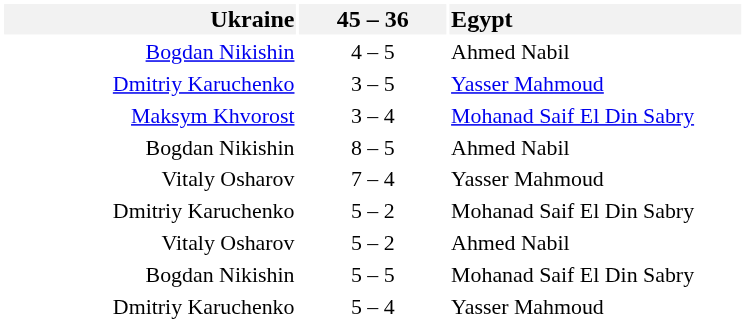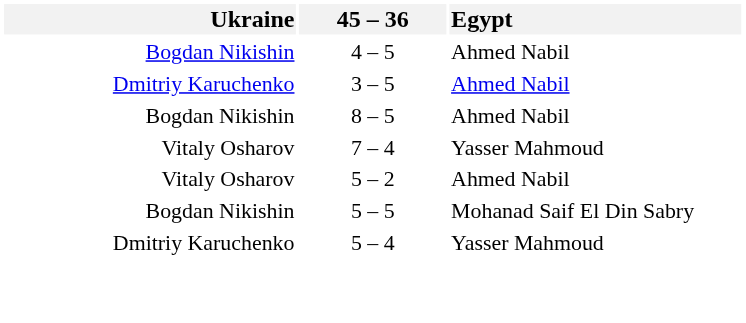(527, 83) Yasser Mahmoud -> (510, 83) Ahmed Nabil
- row: (213, 115)
- row: (204, 211)
